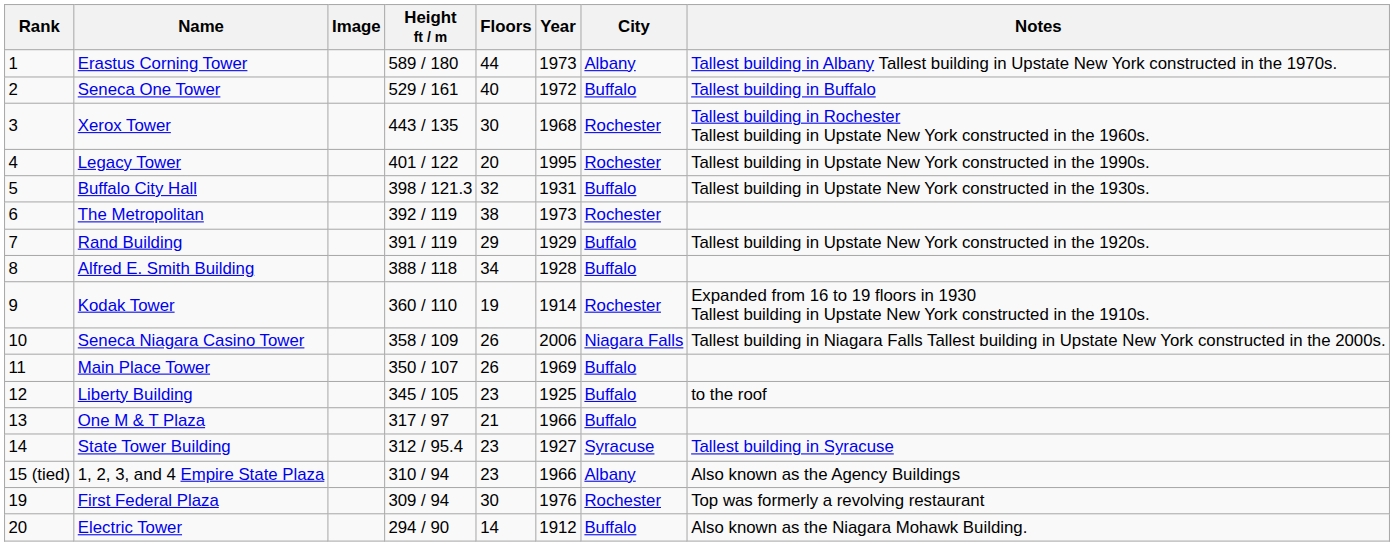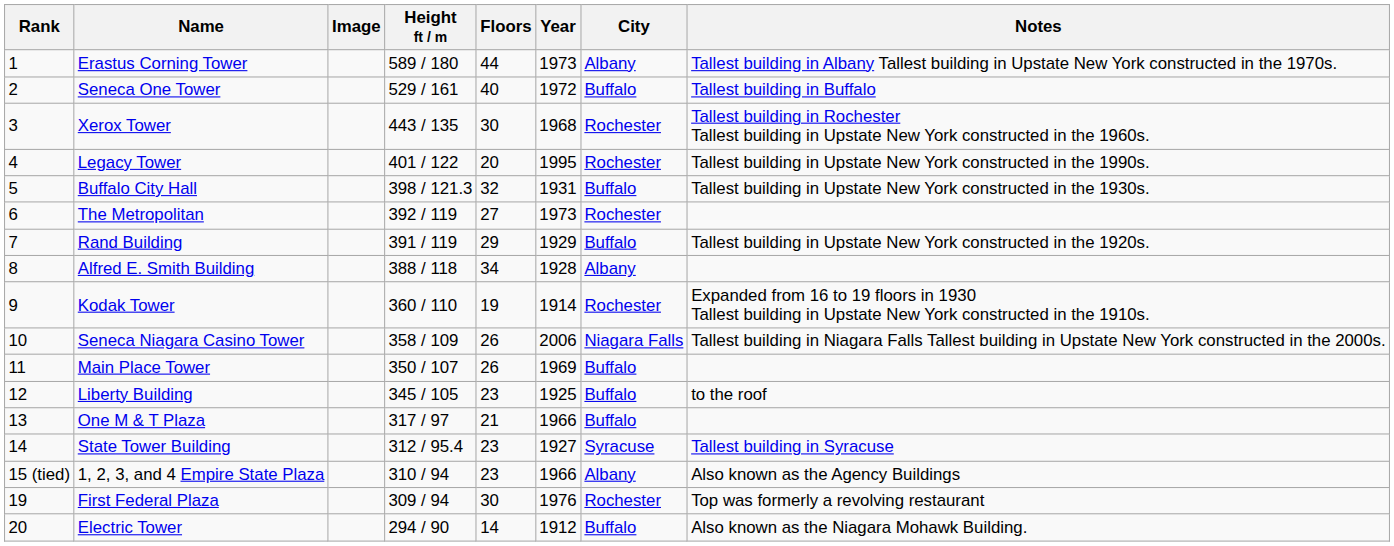(490, 215) 38 -> (490, 215) 27
(610, 268) Buffalo -> (610, 268) Albany
